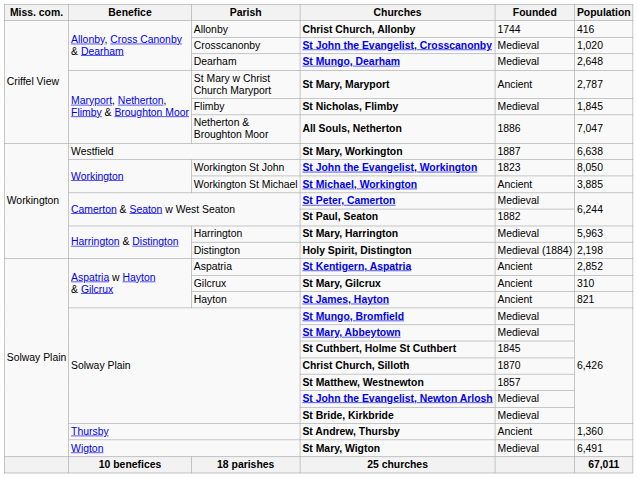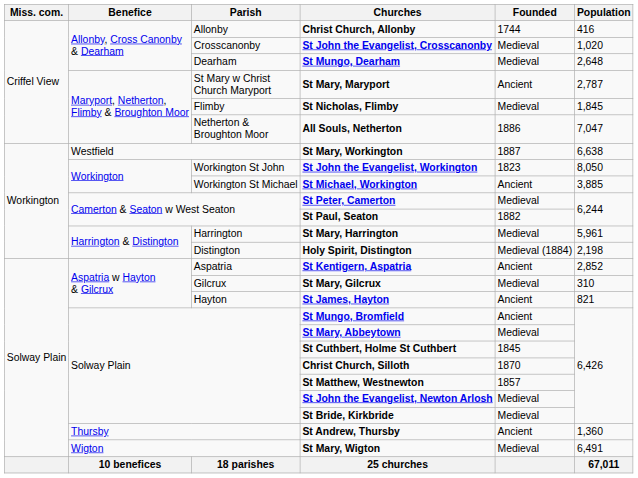(590, 234) 5,963 -> (590, 234) 5,961
(515, 283) Ancient -> (518, 283) Medieval
(518, 316) Medieval -> (515, 316) Ancient
